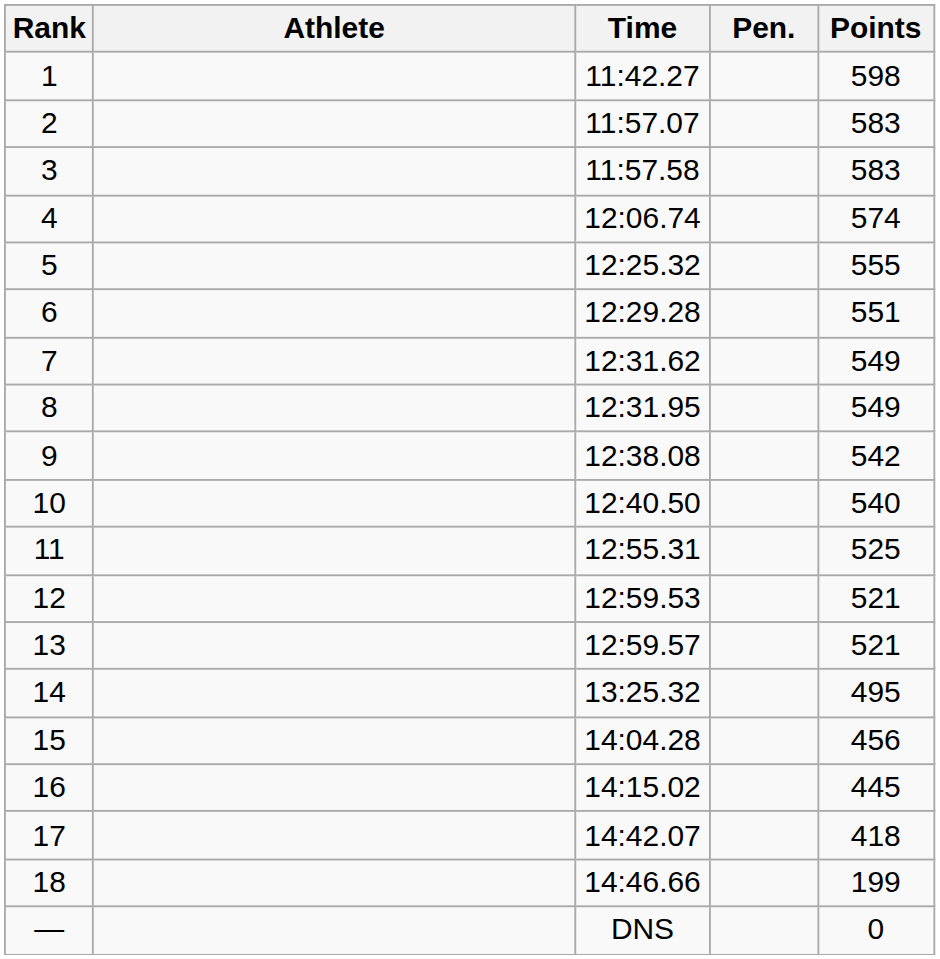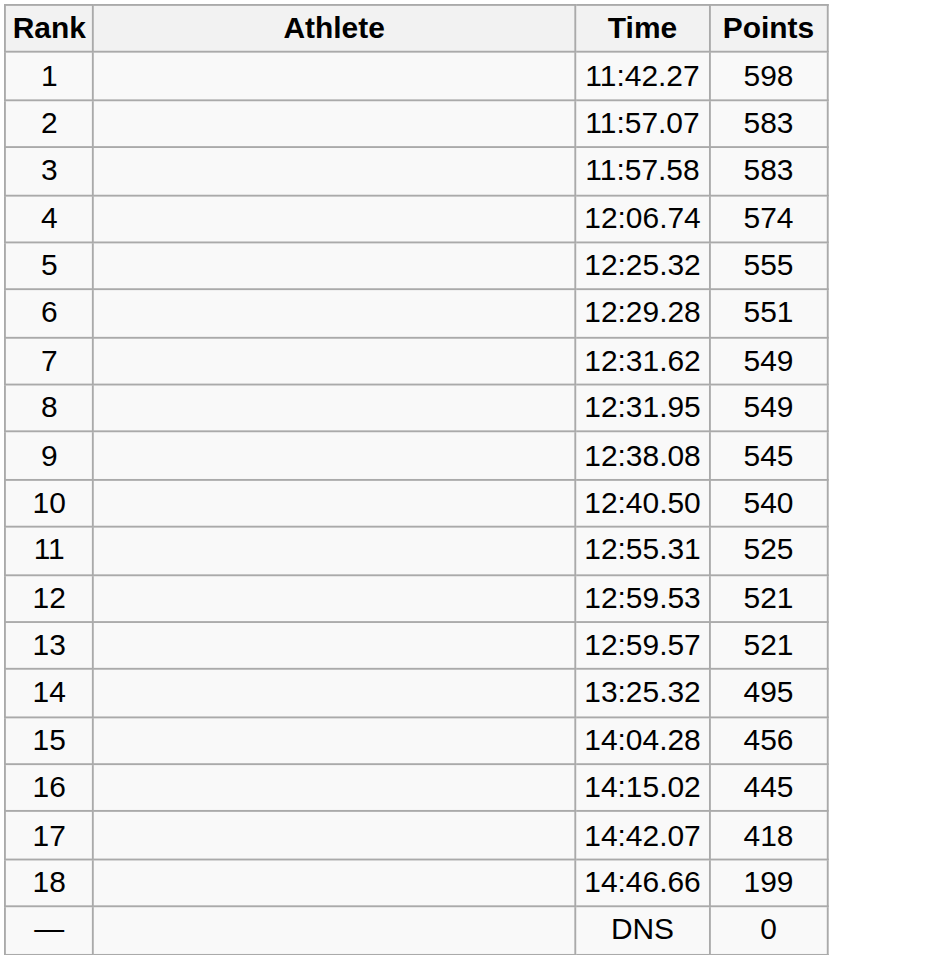- column: (764, 28)
(876, 455) 542 -> (768, 455) 545
